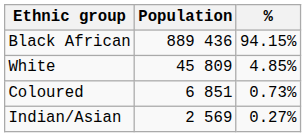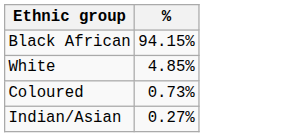- column: (185, 18)
